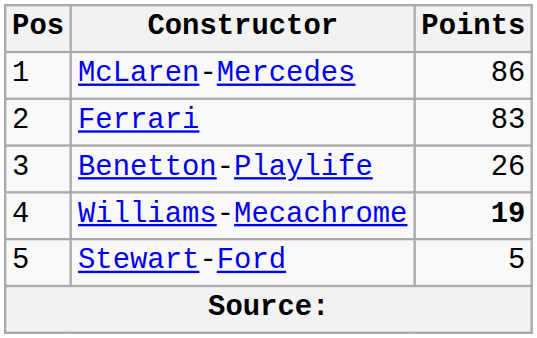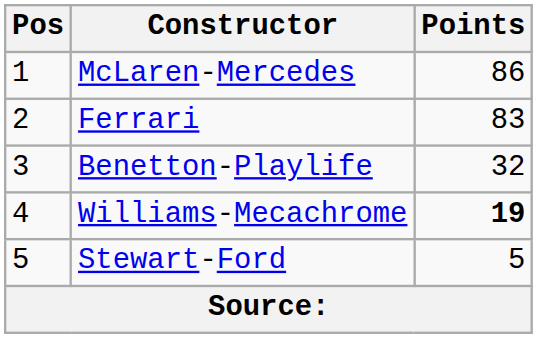(508, 169) 26 -> (508, 169) 32
